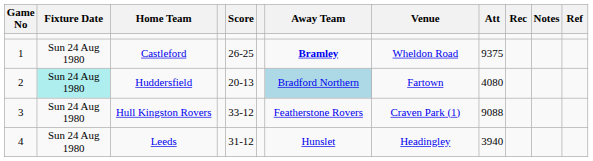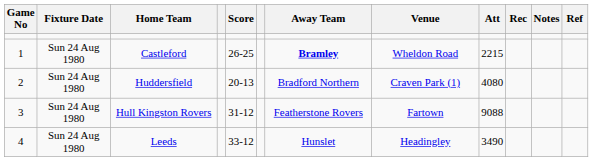(492, 53) 9375 -> (492, 53) 2215
(74, 83) paleturquoise background -> (74, 83) no background
(318, 83) lightblue background -> (318, 83) no background
(425, 83) Fartown -> (425, 83) Craven Park (1)
(241, 112) 33-12 -> (241, 112) 31-12
(425, 112) Craven Park (1) -> (425, 112) Fartown
(241, 142) 31-12 -> (241, 142) 33-12
(492, 142) 3940 -> (492, 142) 3490
